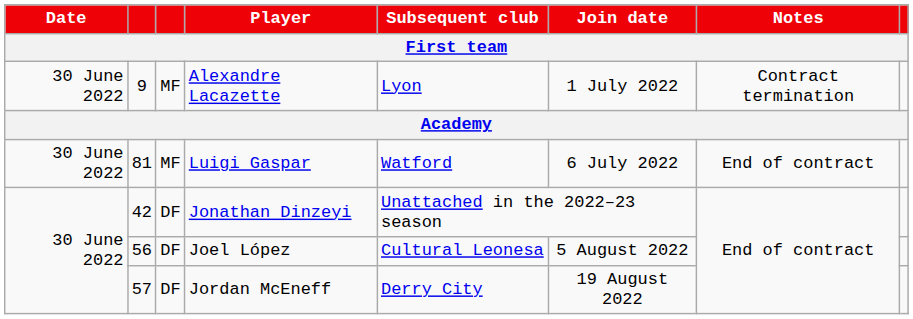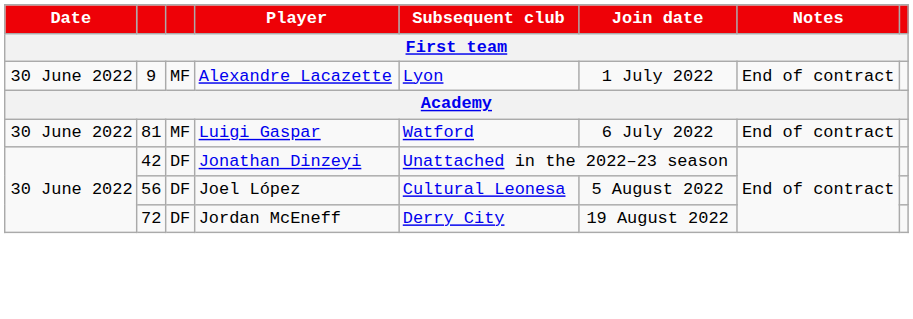(798, 86) Contract termination -> (818, 76) End of contract
(142, 289) 57 -> (151, 218) 72
